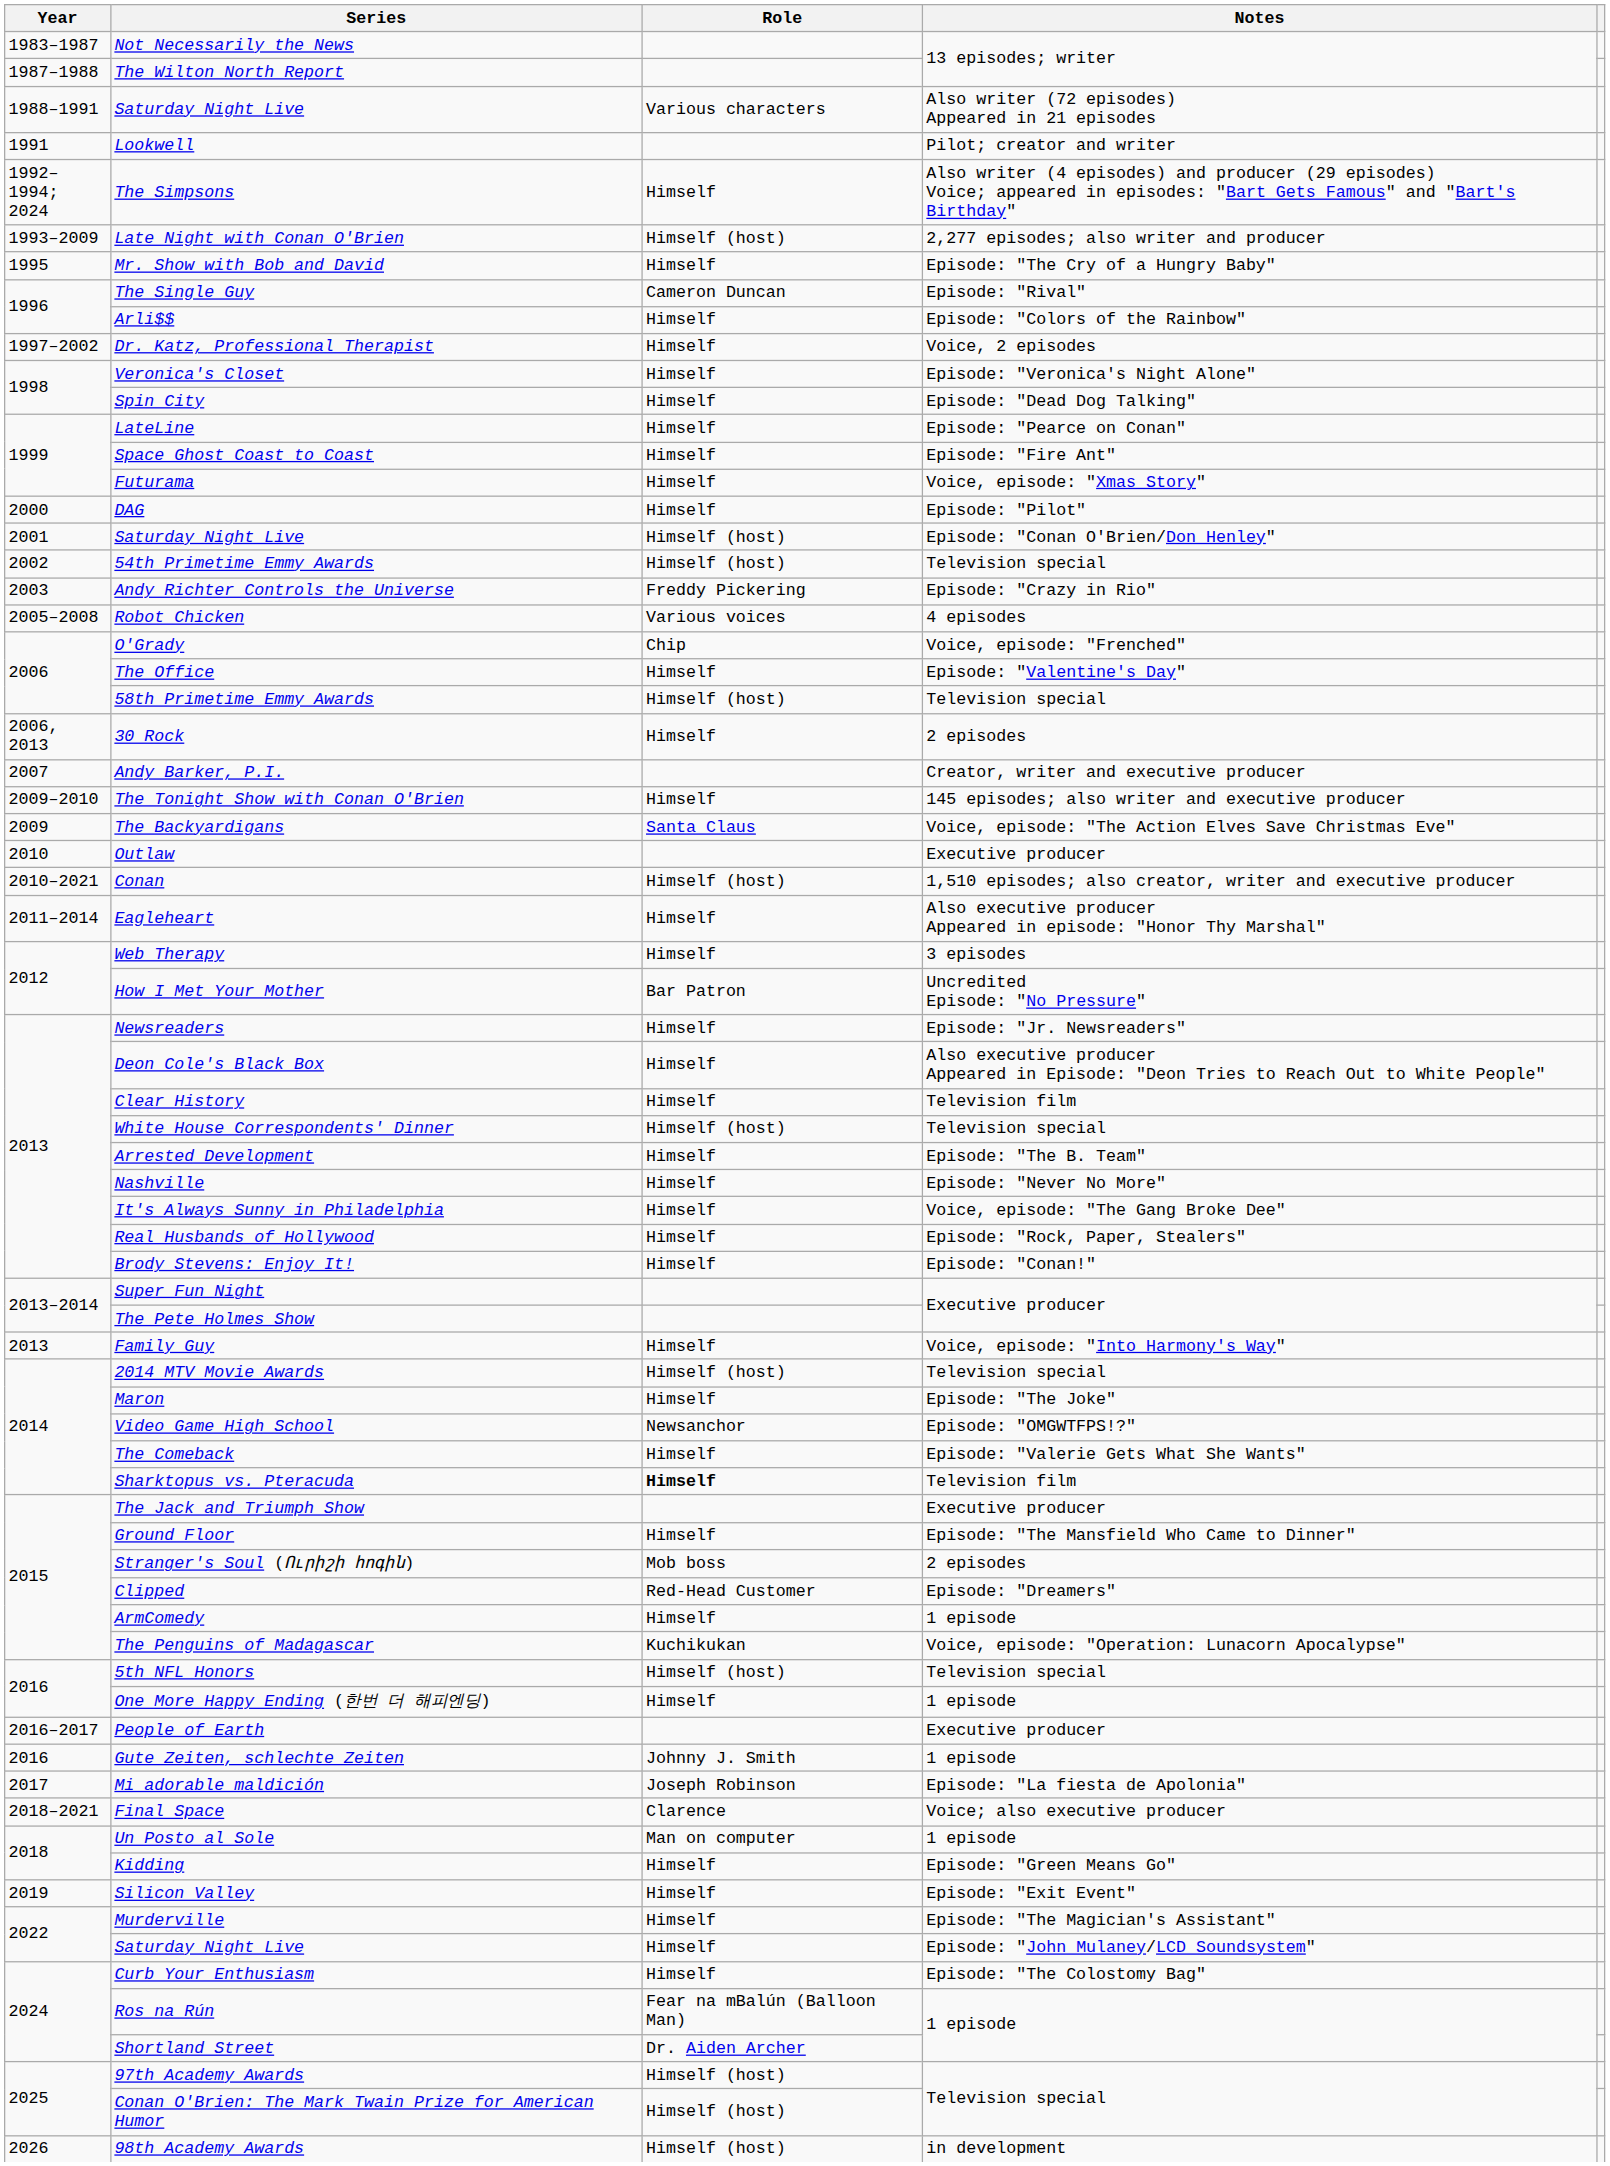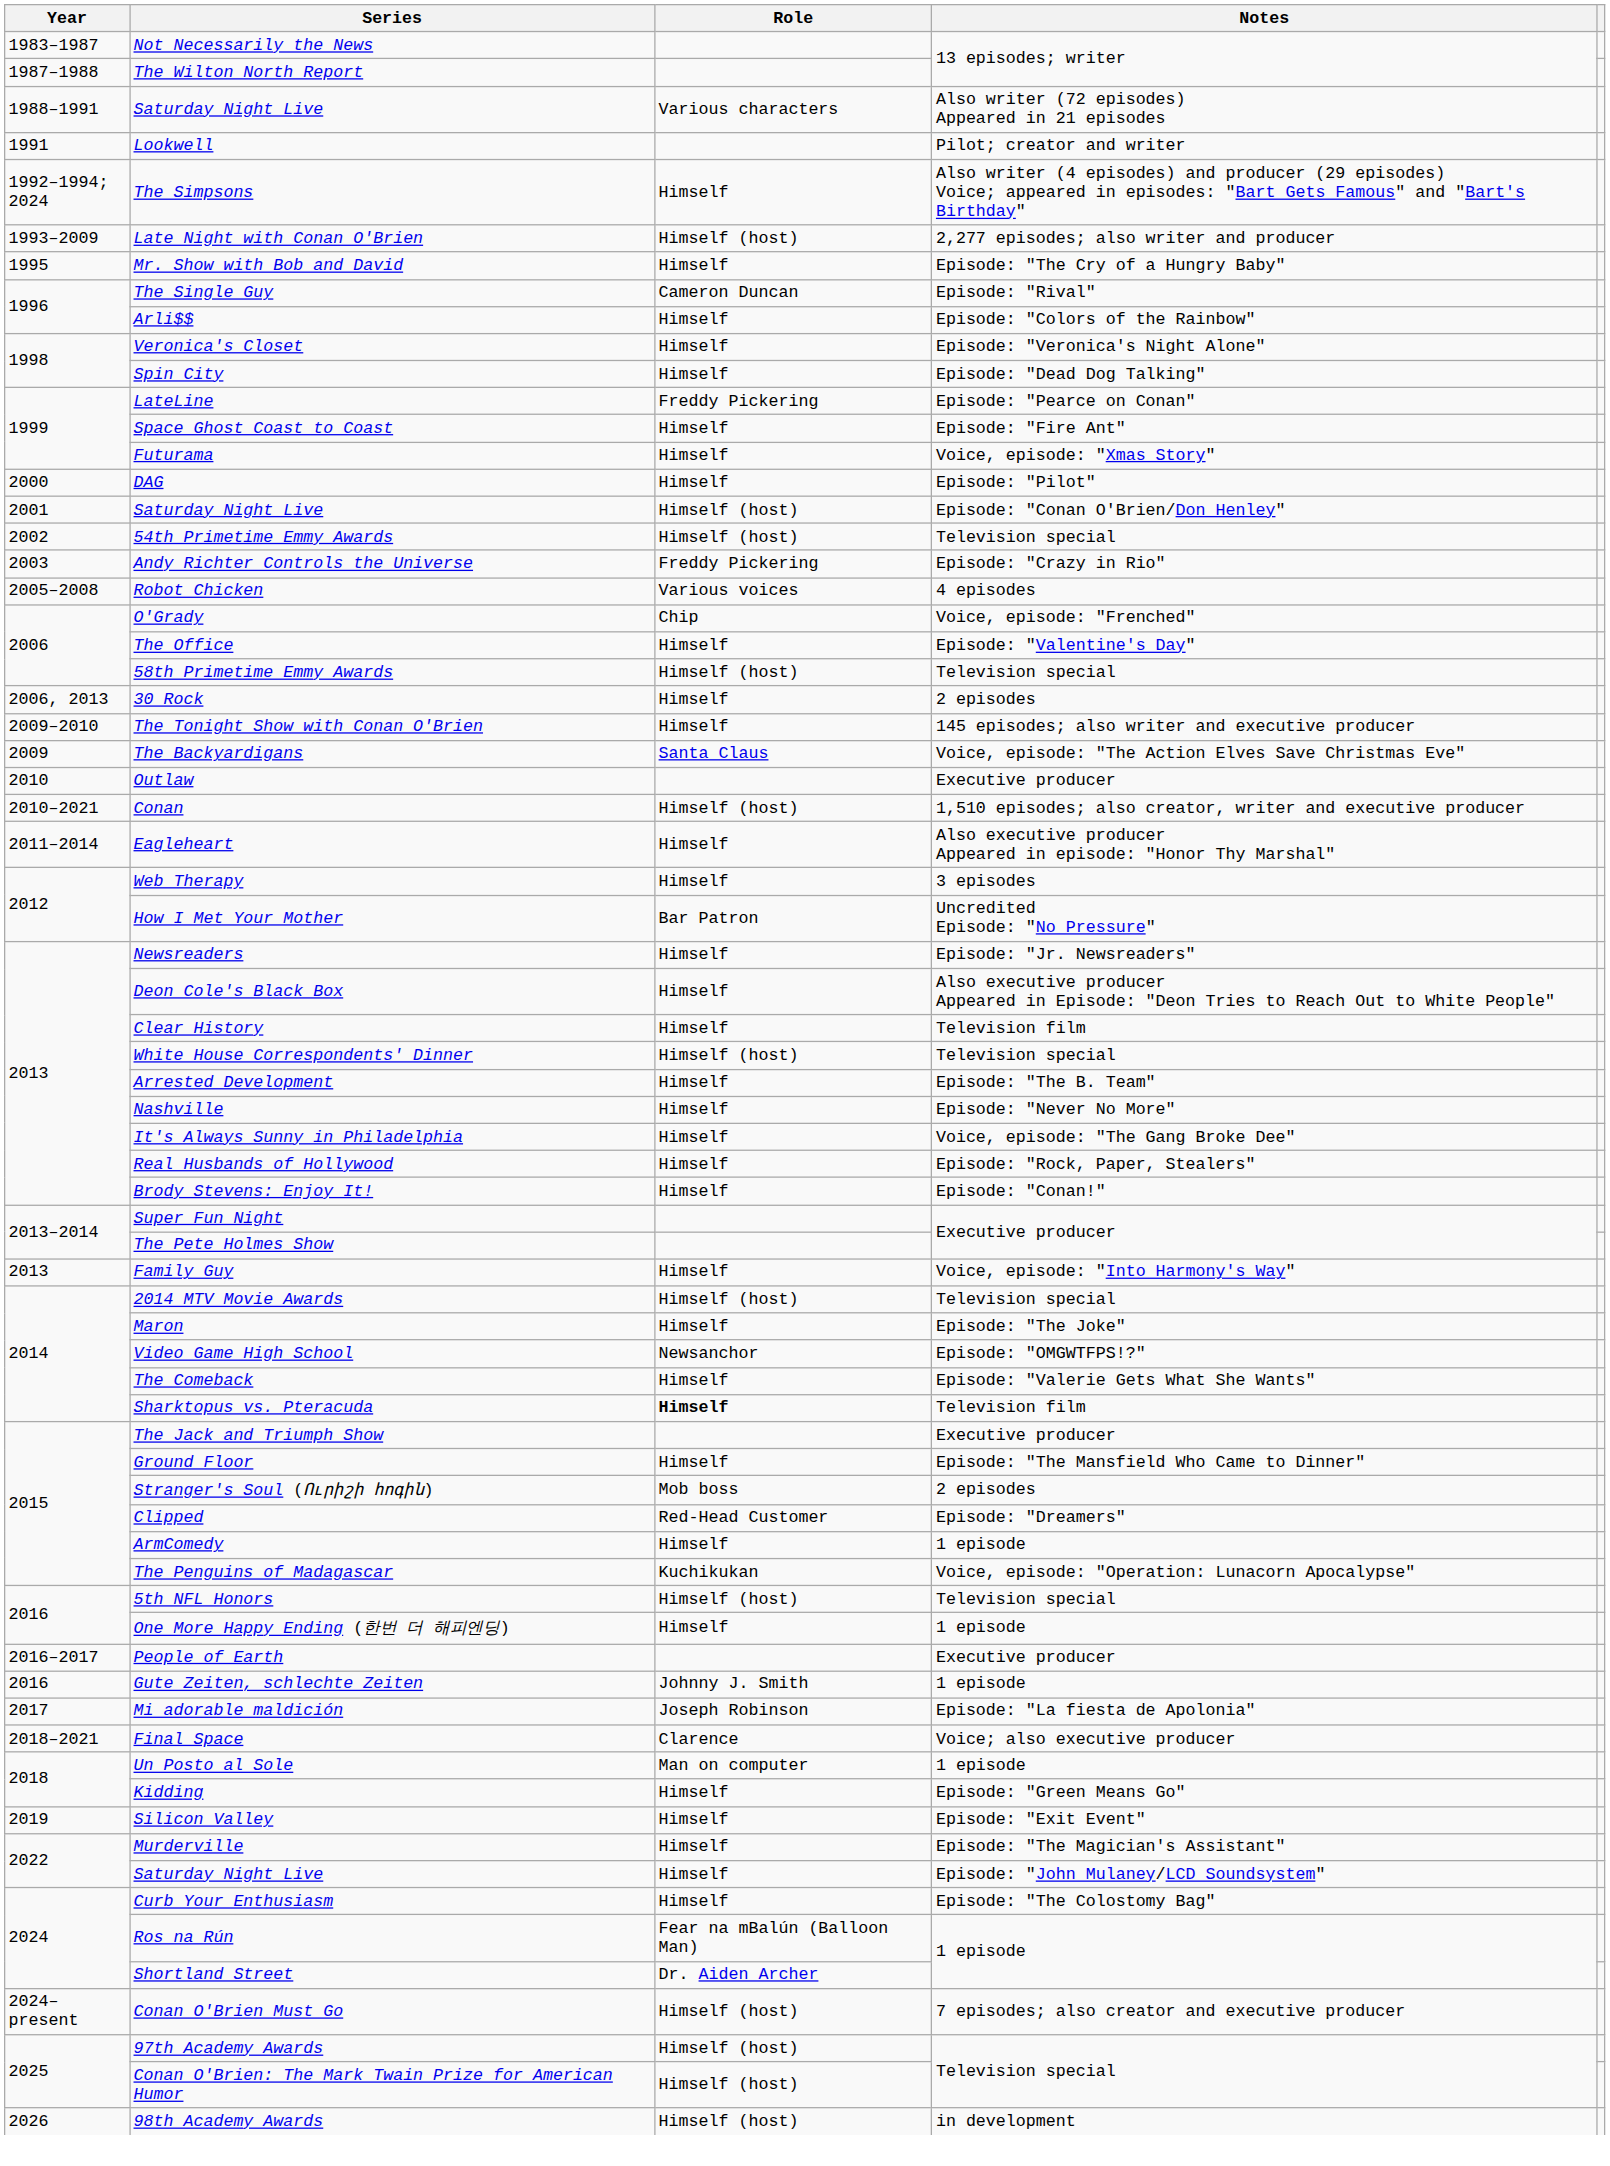- row: (274, 347)
(681, 428) Himself -> (738, 401) Freddy Pickering
- row: (199, 773)
+ row: (238, 2011)
